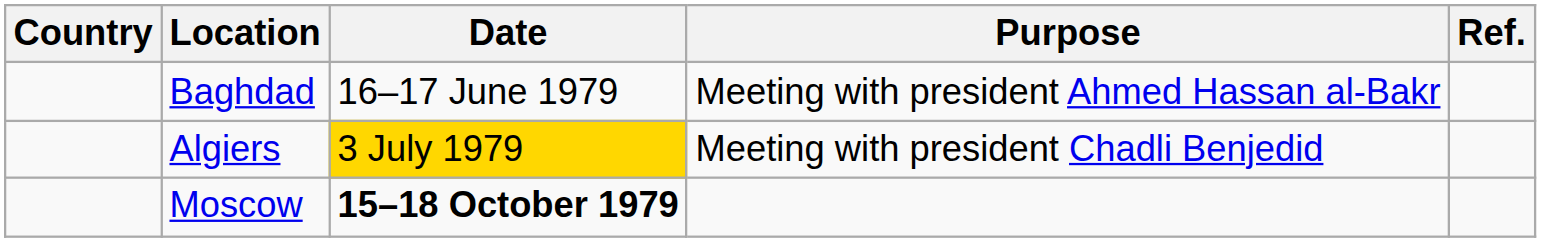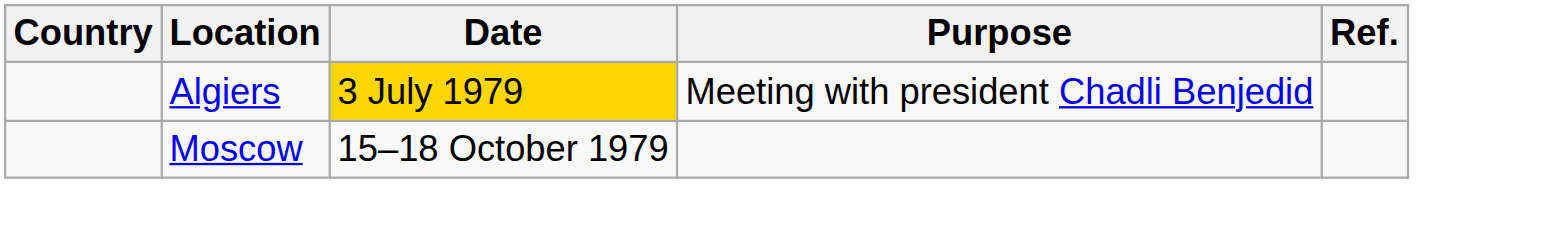- row: (242, 90)
(508, 206) bold -> (503, 148) normal
